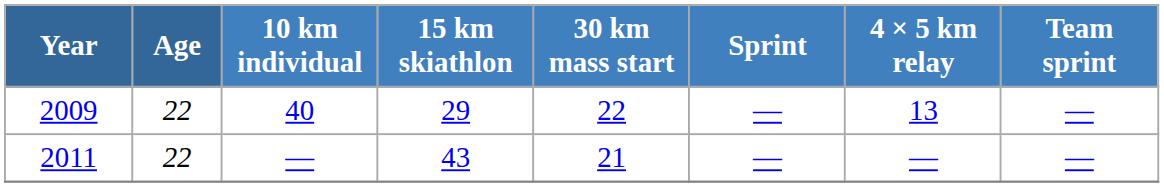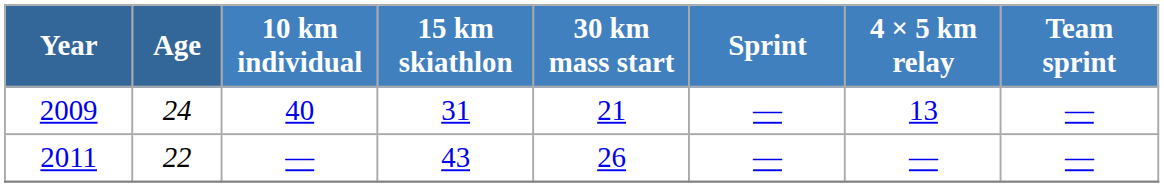(177, 110) 22 -> (177, 110) 24
(456, 110) 29 -> (456, 110) 31
(612, 110) 22 -> (612, 110) 21
(612, 157) 21 -> (612, 157) 26
